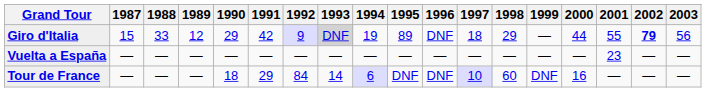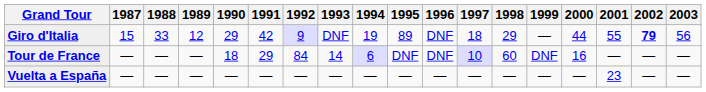(336, 35) lightgrey background -> (336, 35) no background
rows swapped: (54, 76) <-> (57, 55)
